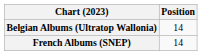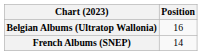(178, 27) 14 -> (178, 27) 16
